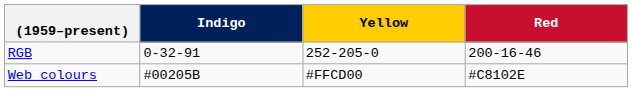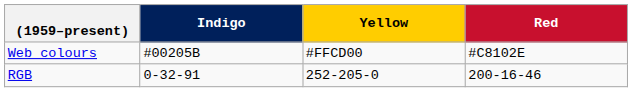rows swapped: (20, 53) <-> (52, 75)
